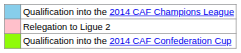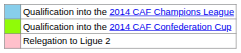rows swapped: (127, 41) <-> (67, 26)
